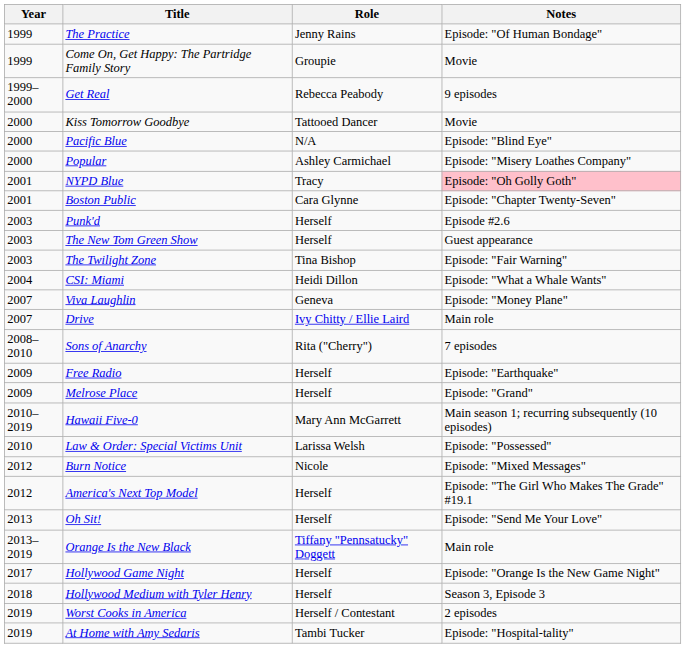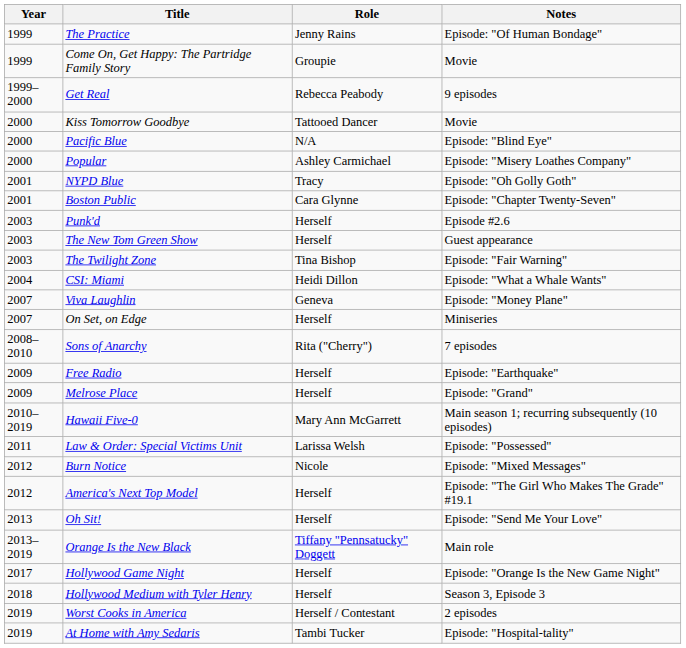(510, 181) pink background -> (510, 181) no background
- row: (80, 319)
+ row: (106, 319)
(20, 446) 2010 -> (20, 446) 2011
